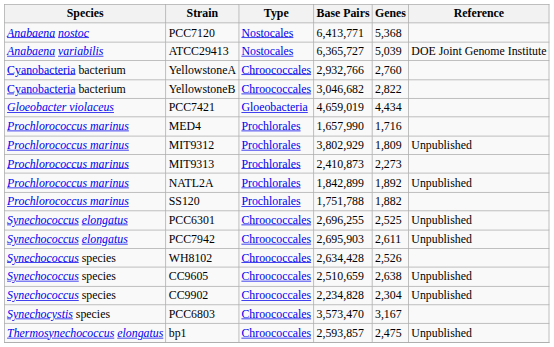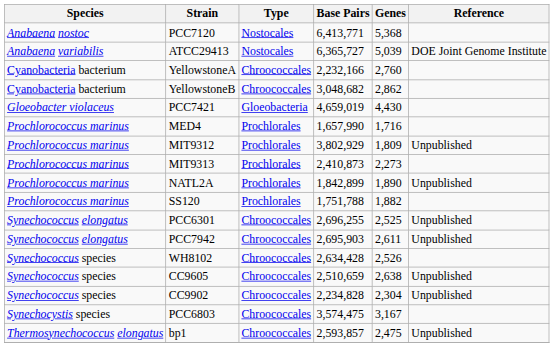(340, 70) 2,932,766 -> (340, 70) 2,232,166
(340, 88) 3,046,682 -> (340, 88) 3,048,682
(388, 88) 2,822 -> (388, 88) 2,862
(388, 107) 4,434 -> (388, 107) 4,430
(388, 182) 1,892 -> (388, 182) 1,890
(340, 314) 3,573,470 -> (340, 314) 3,574,475
